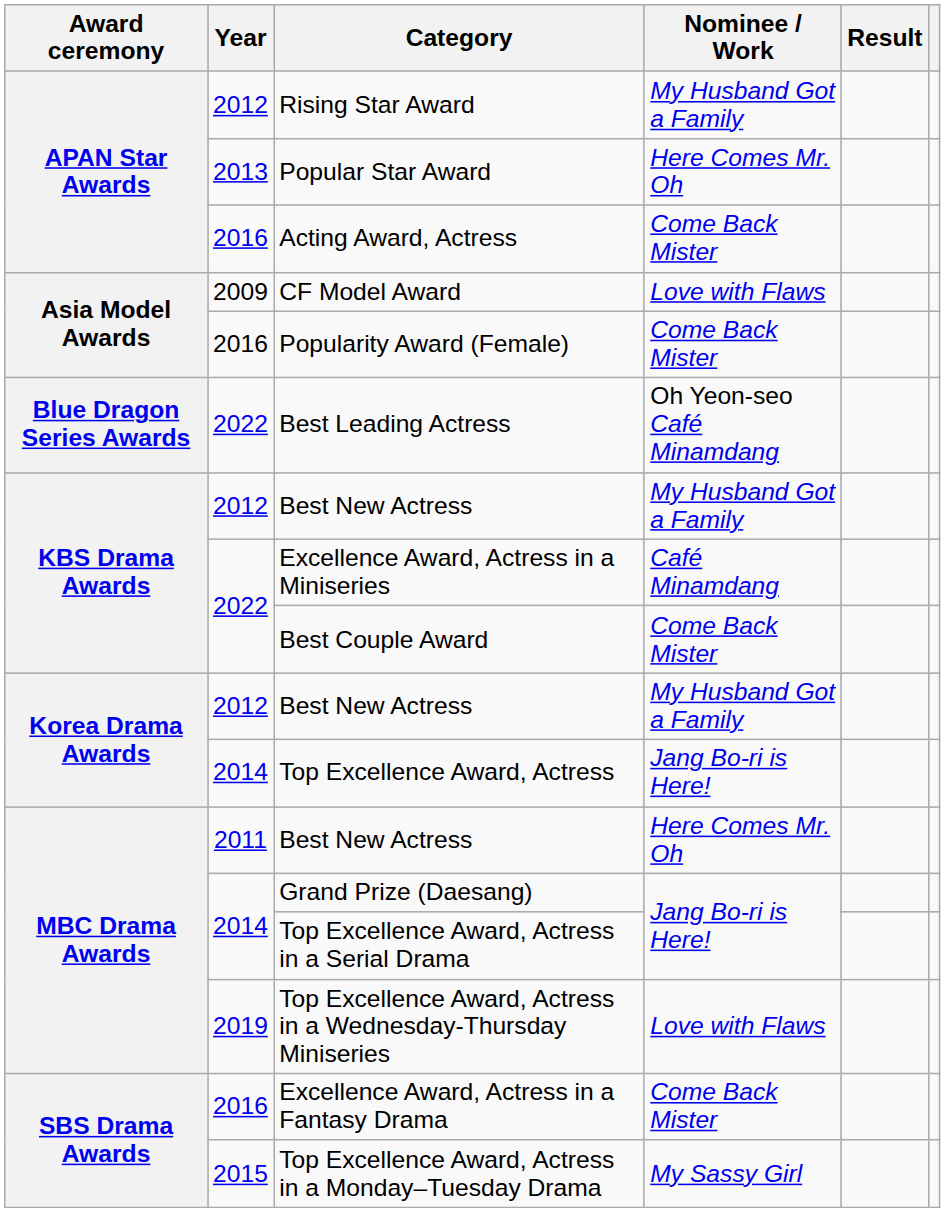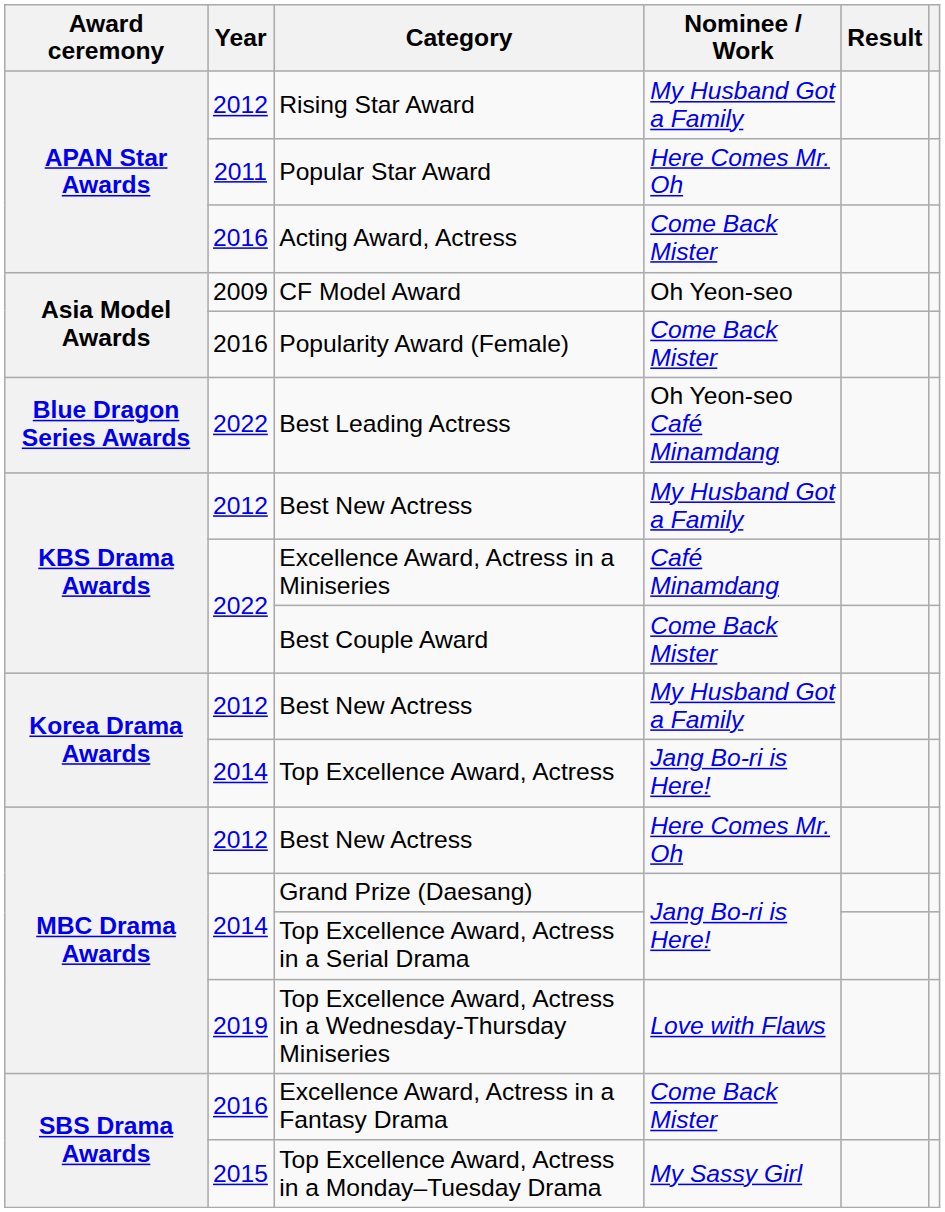(240, 171) 2013 -> (240, 171) 2011
(738, 291) Love with Flaws -> (721, 291) Oh Yeon-seo
(240, 839) 2011 -> (240, 839) 2012
